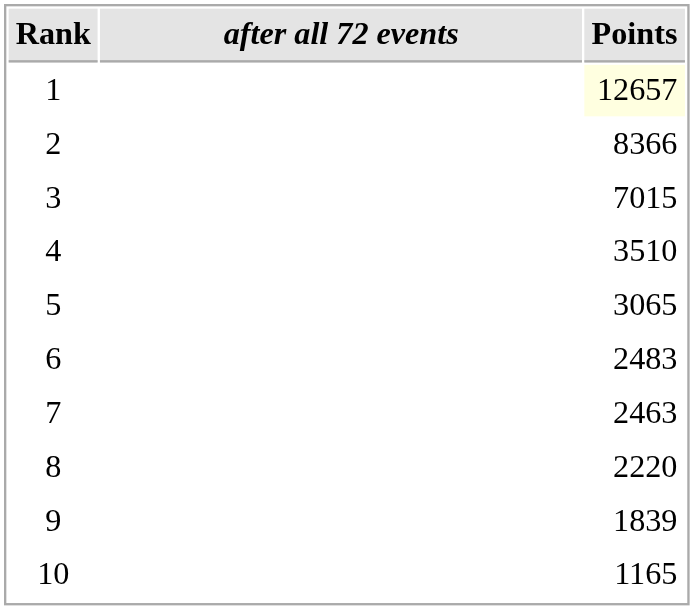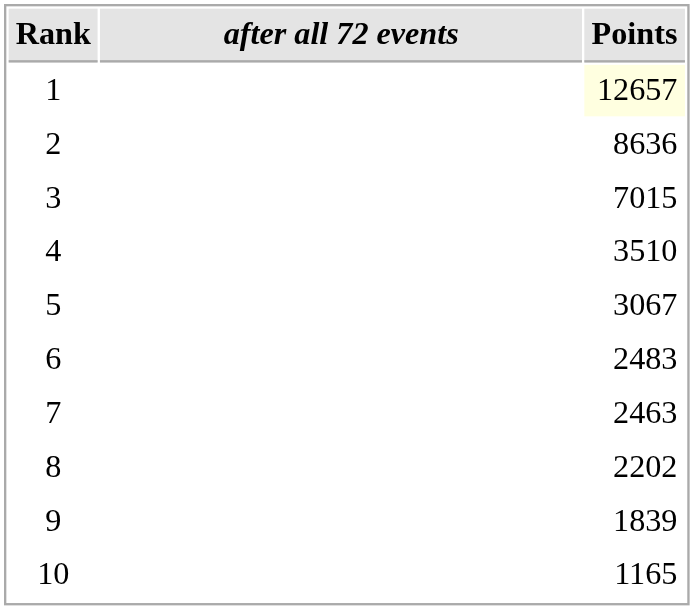(645, 143) 8366 -> (645, 143) 8636
(645, 305) 3065 -> (645, 305) 3067
(645, 466) 2220 -> (645, 466) 2202
